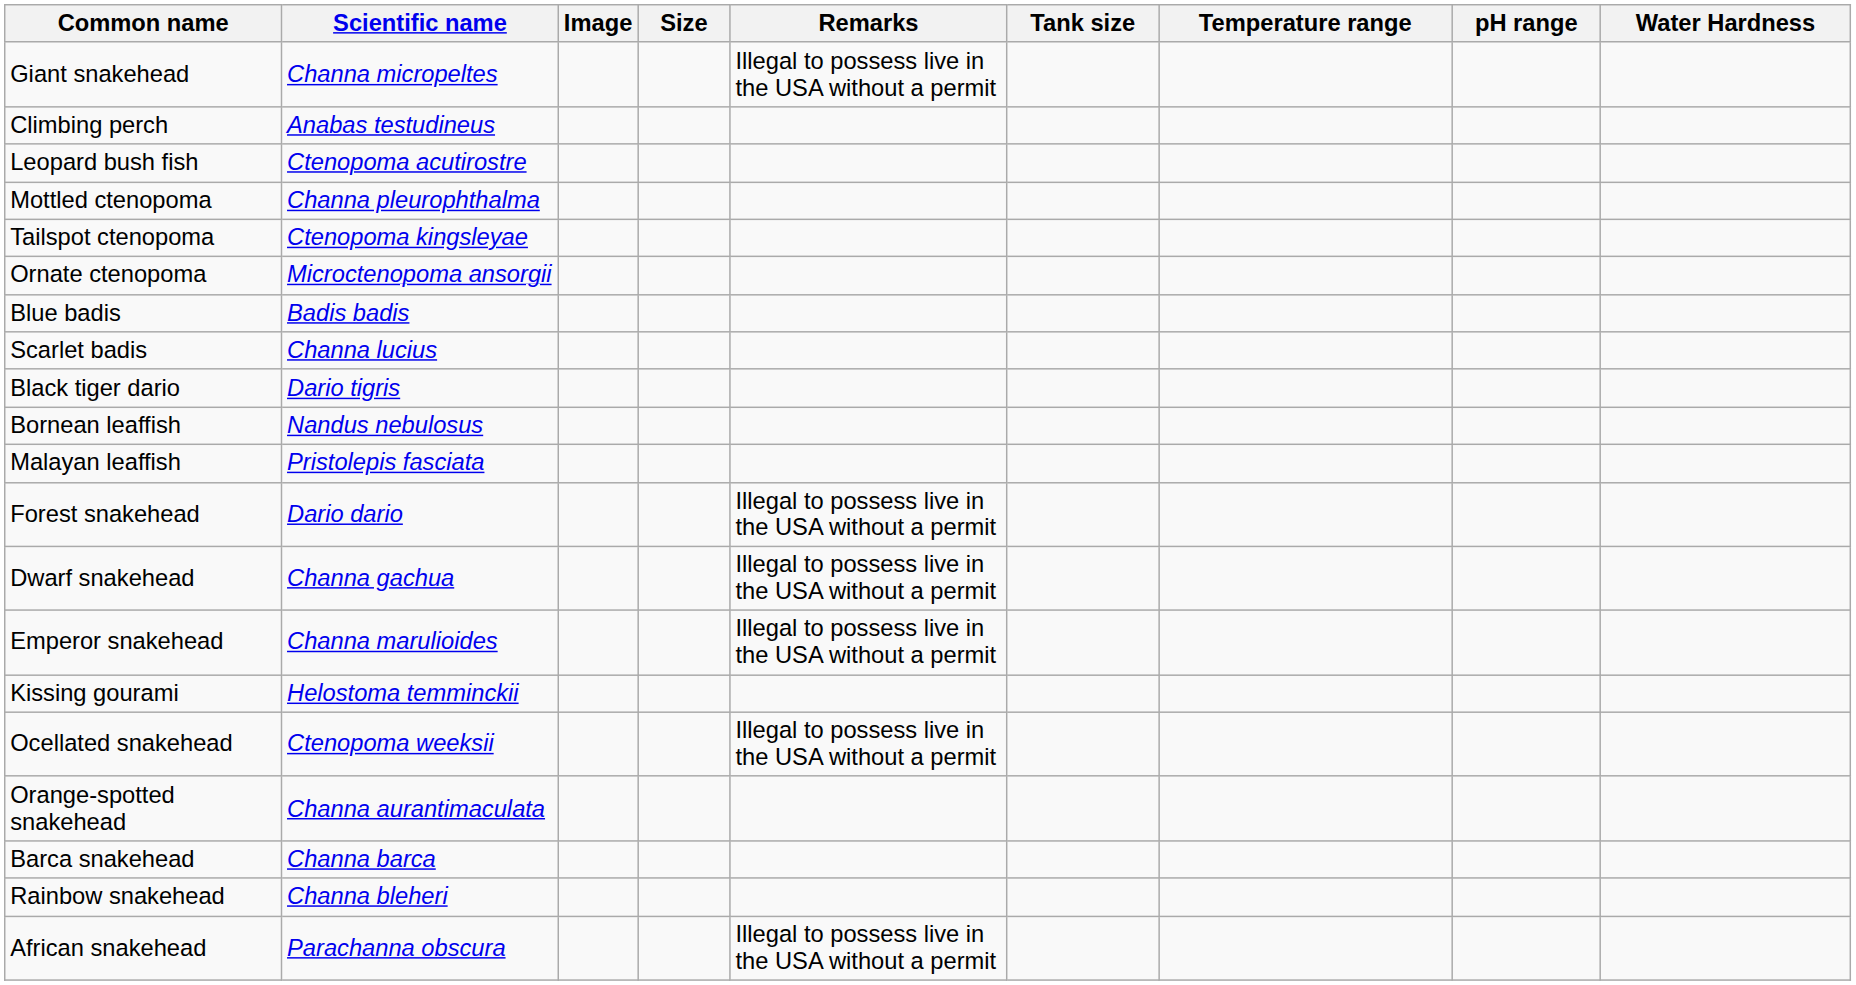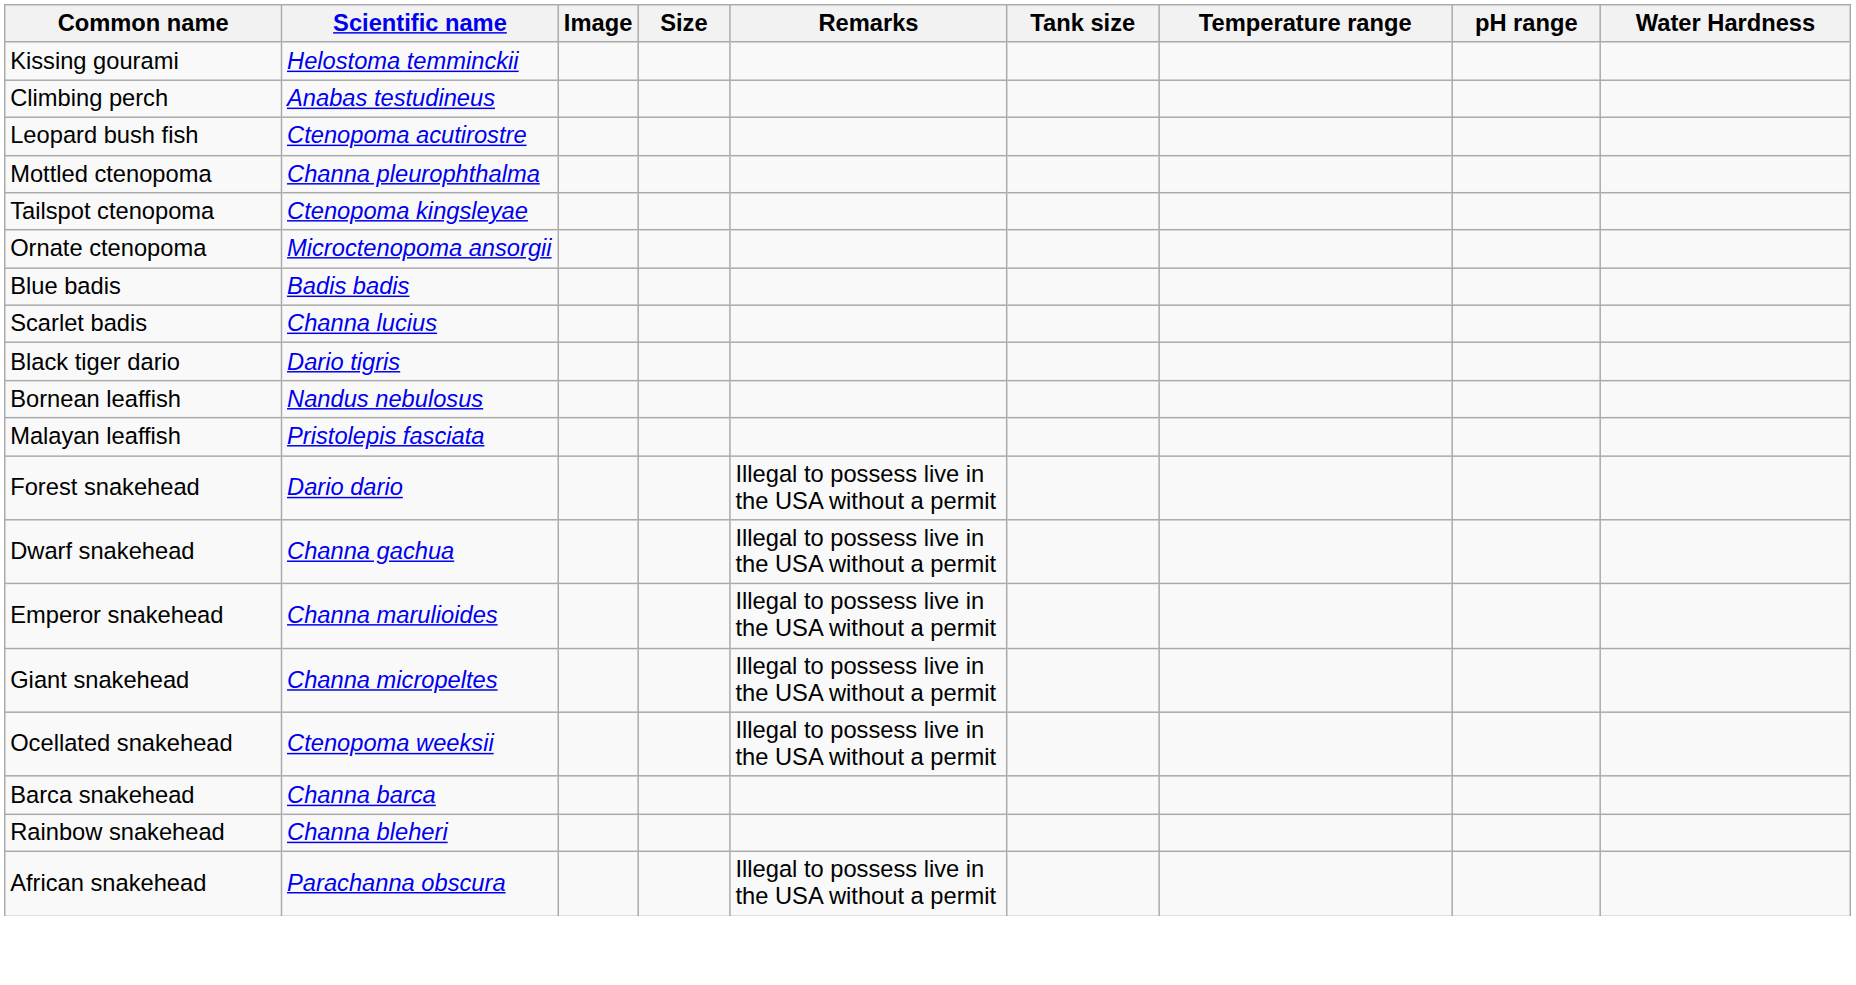rows swapped: (94, 693) <-> (100, 74)
- row: (92, 808)
